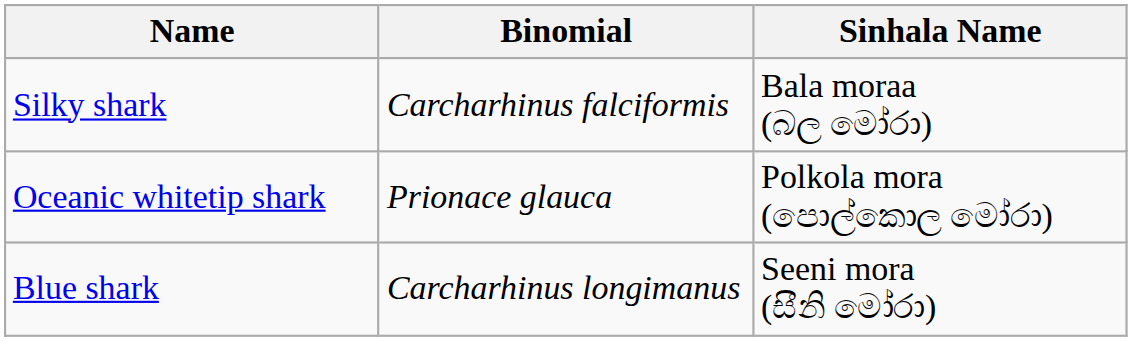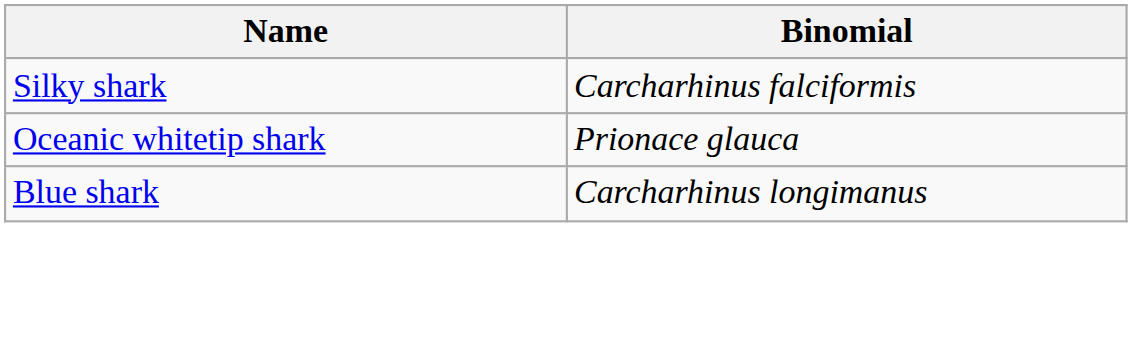- column: (940, 31)
